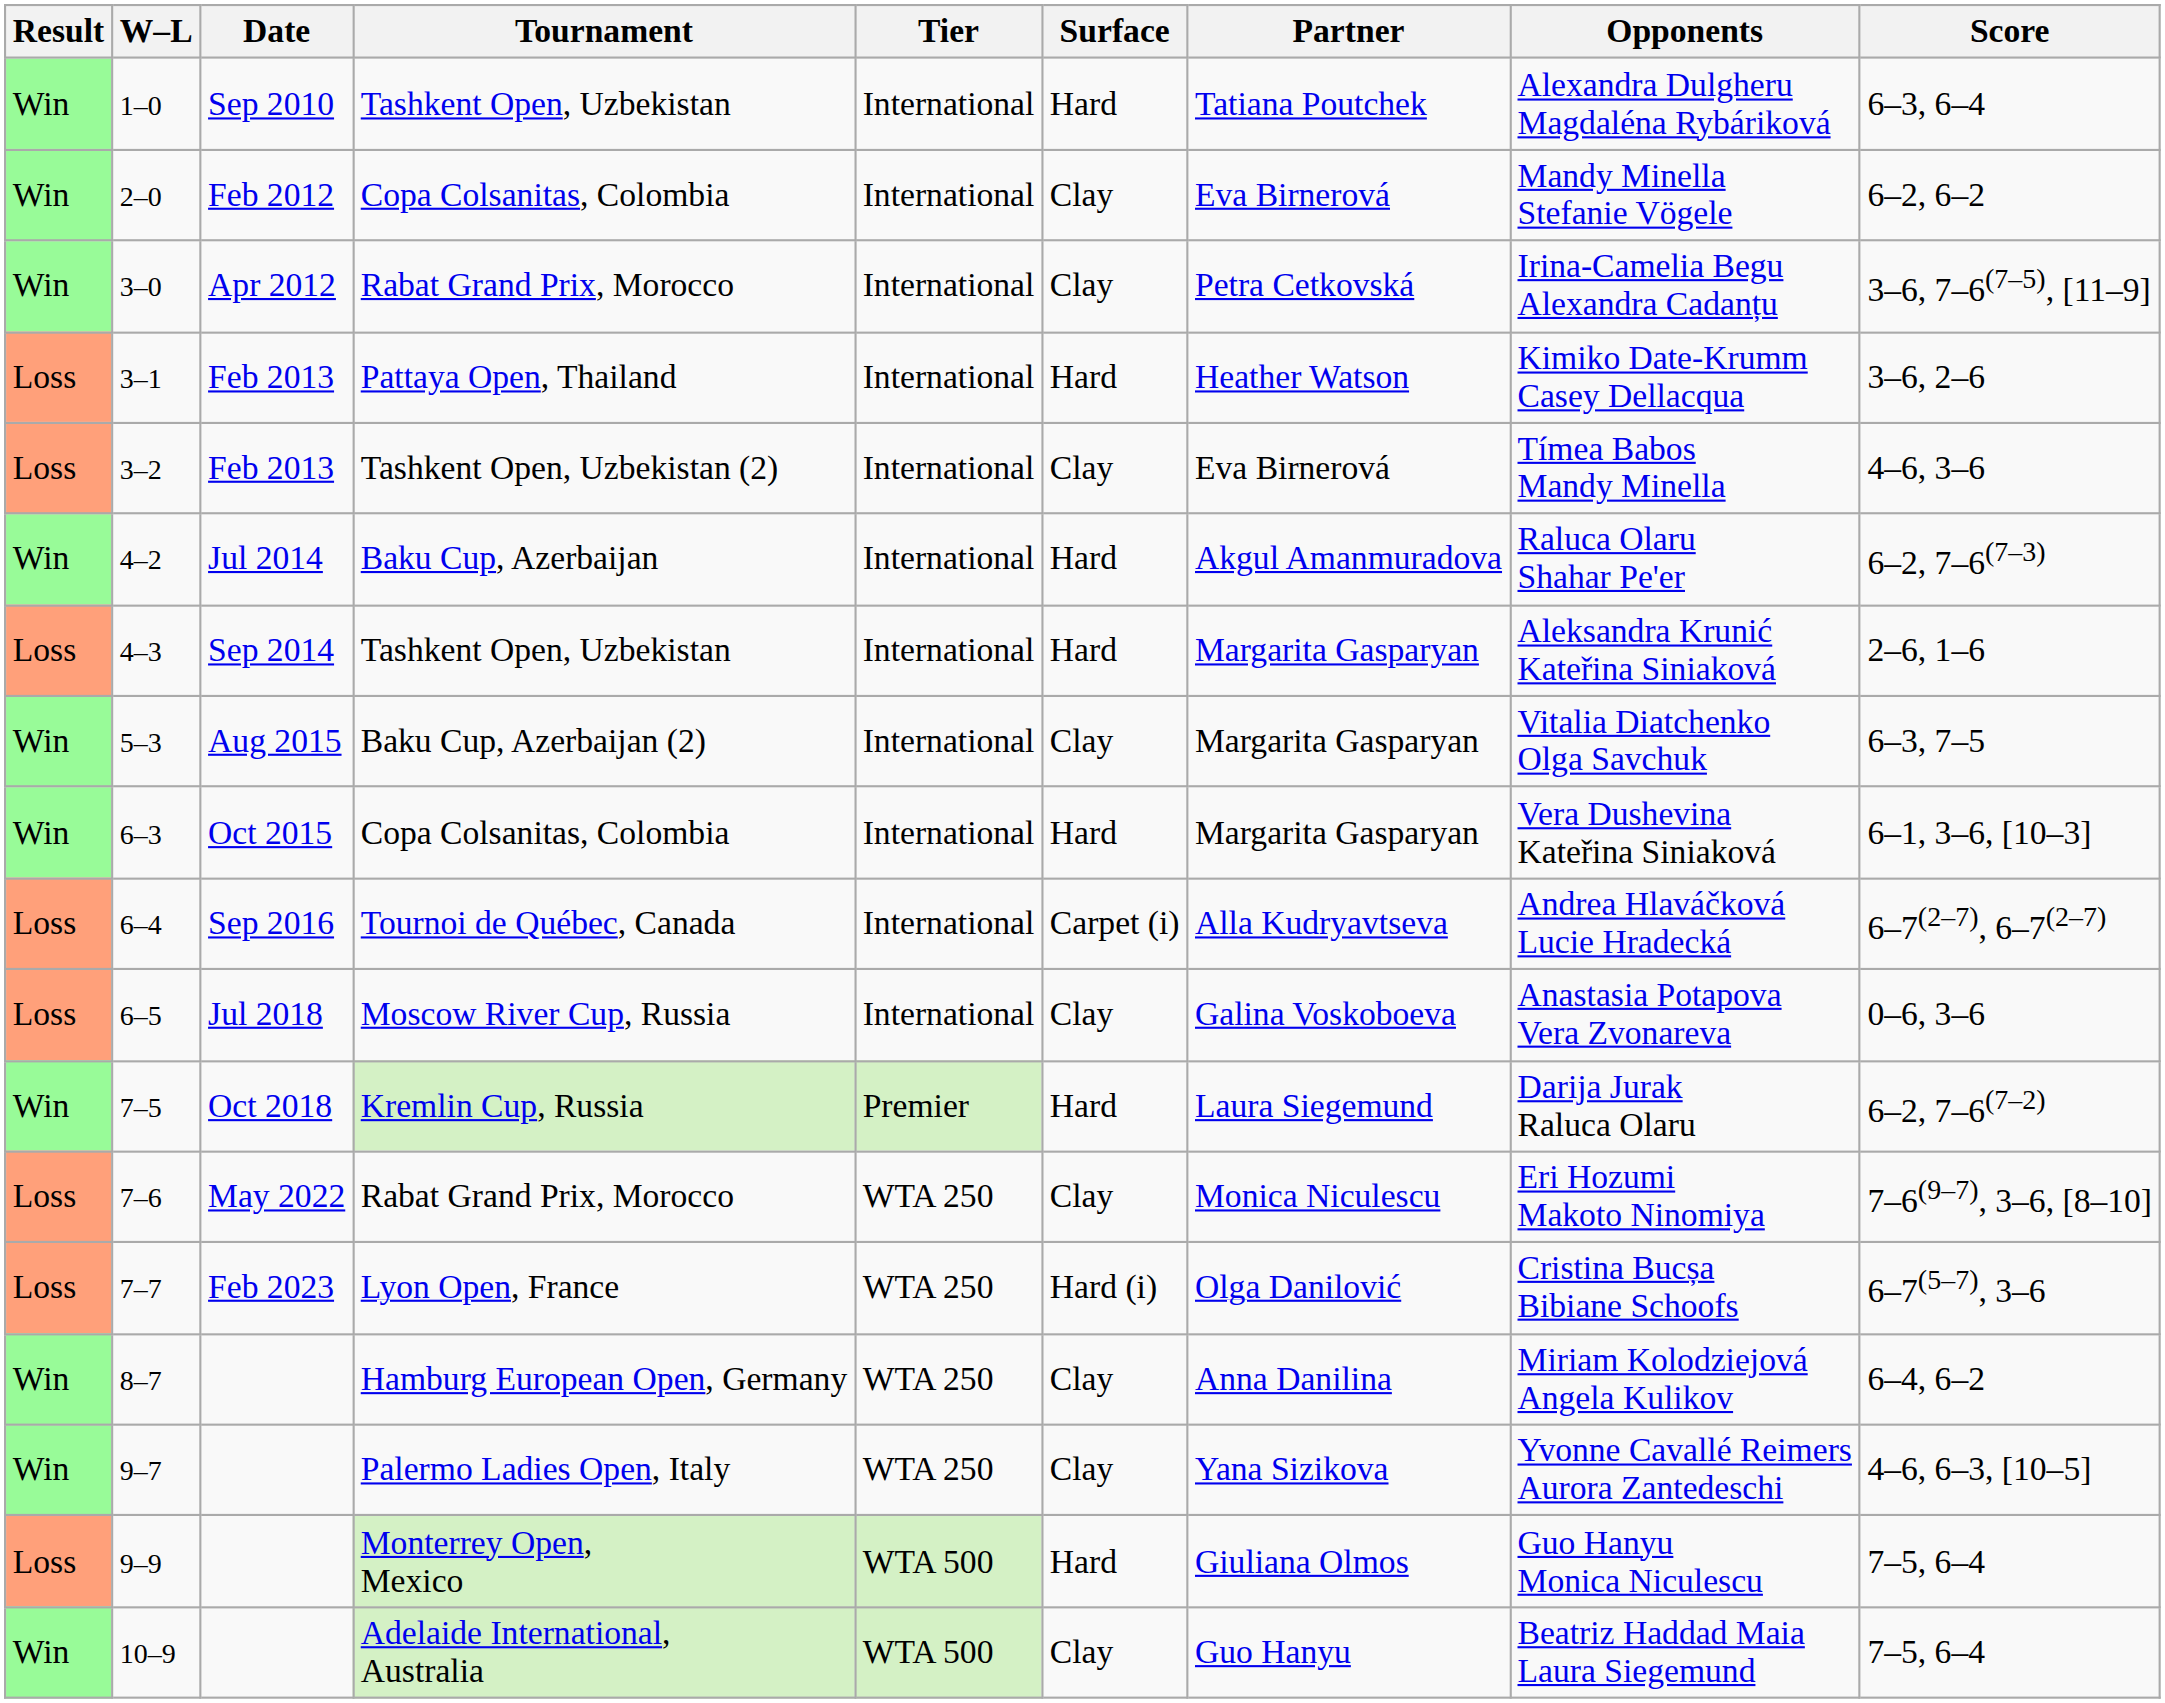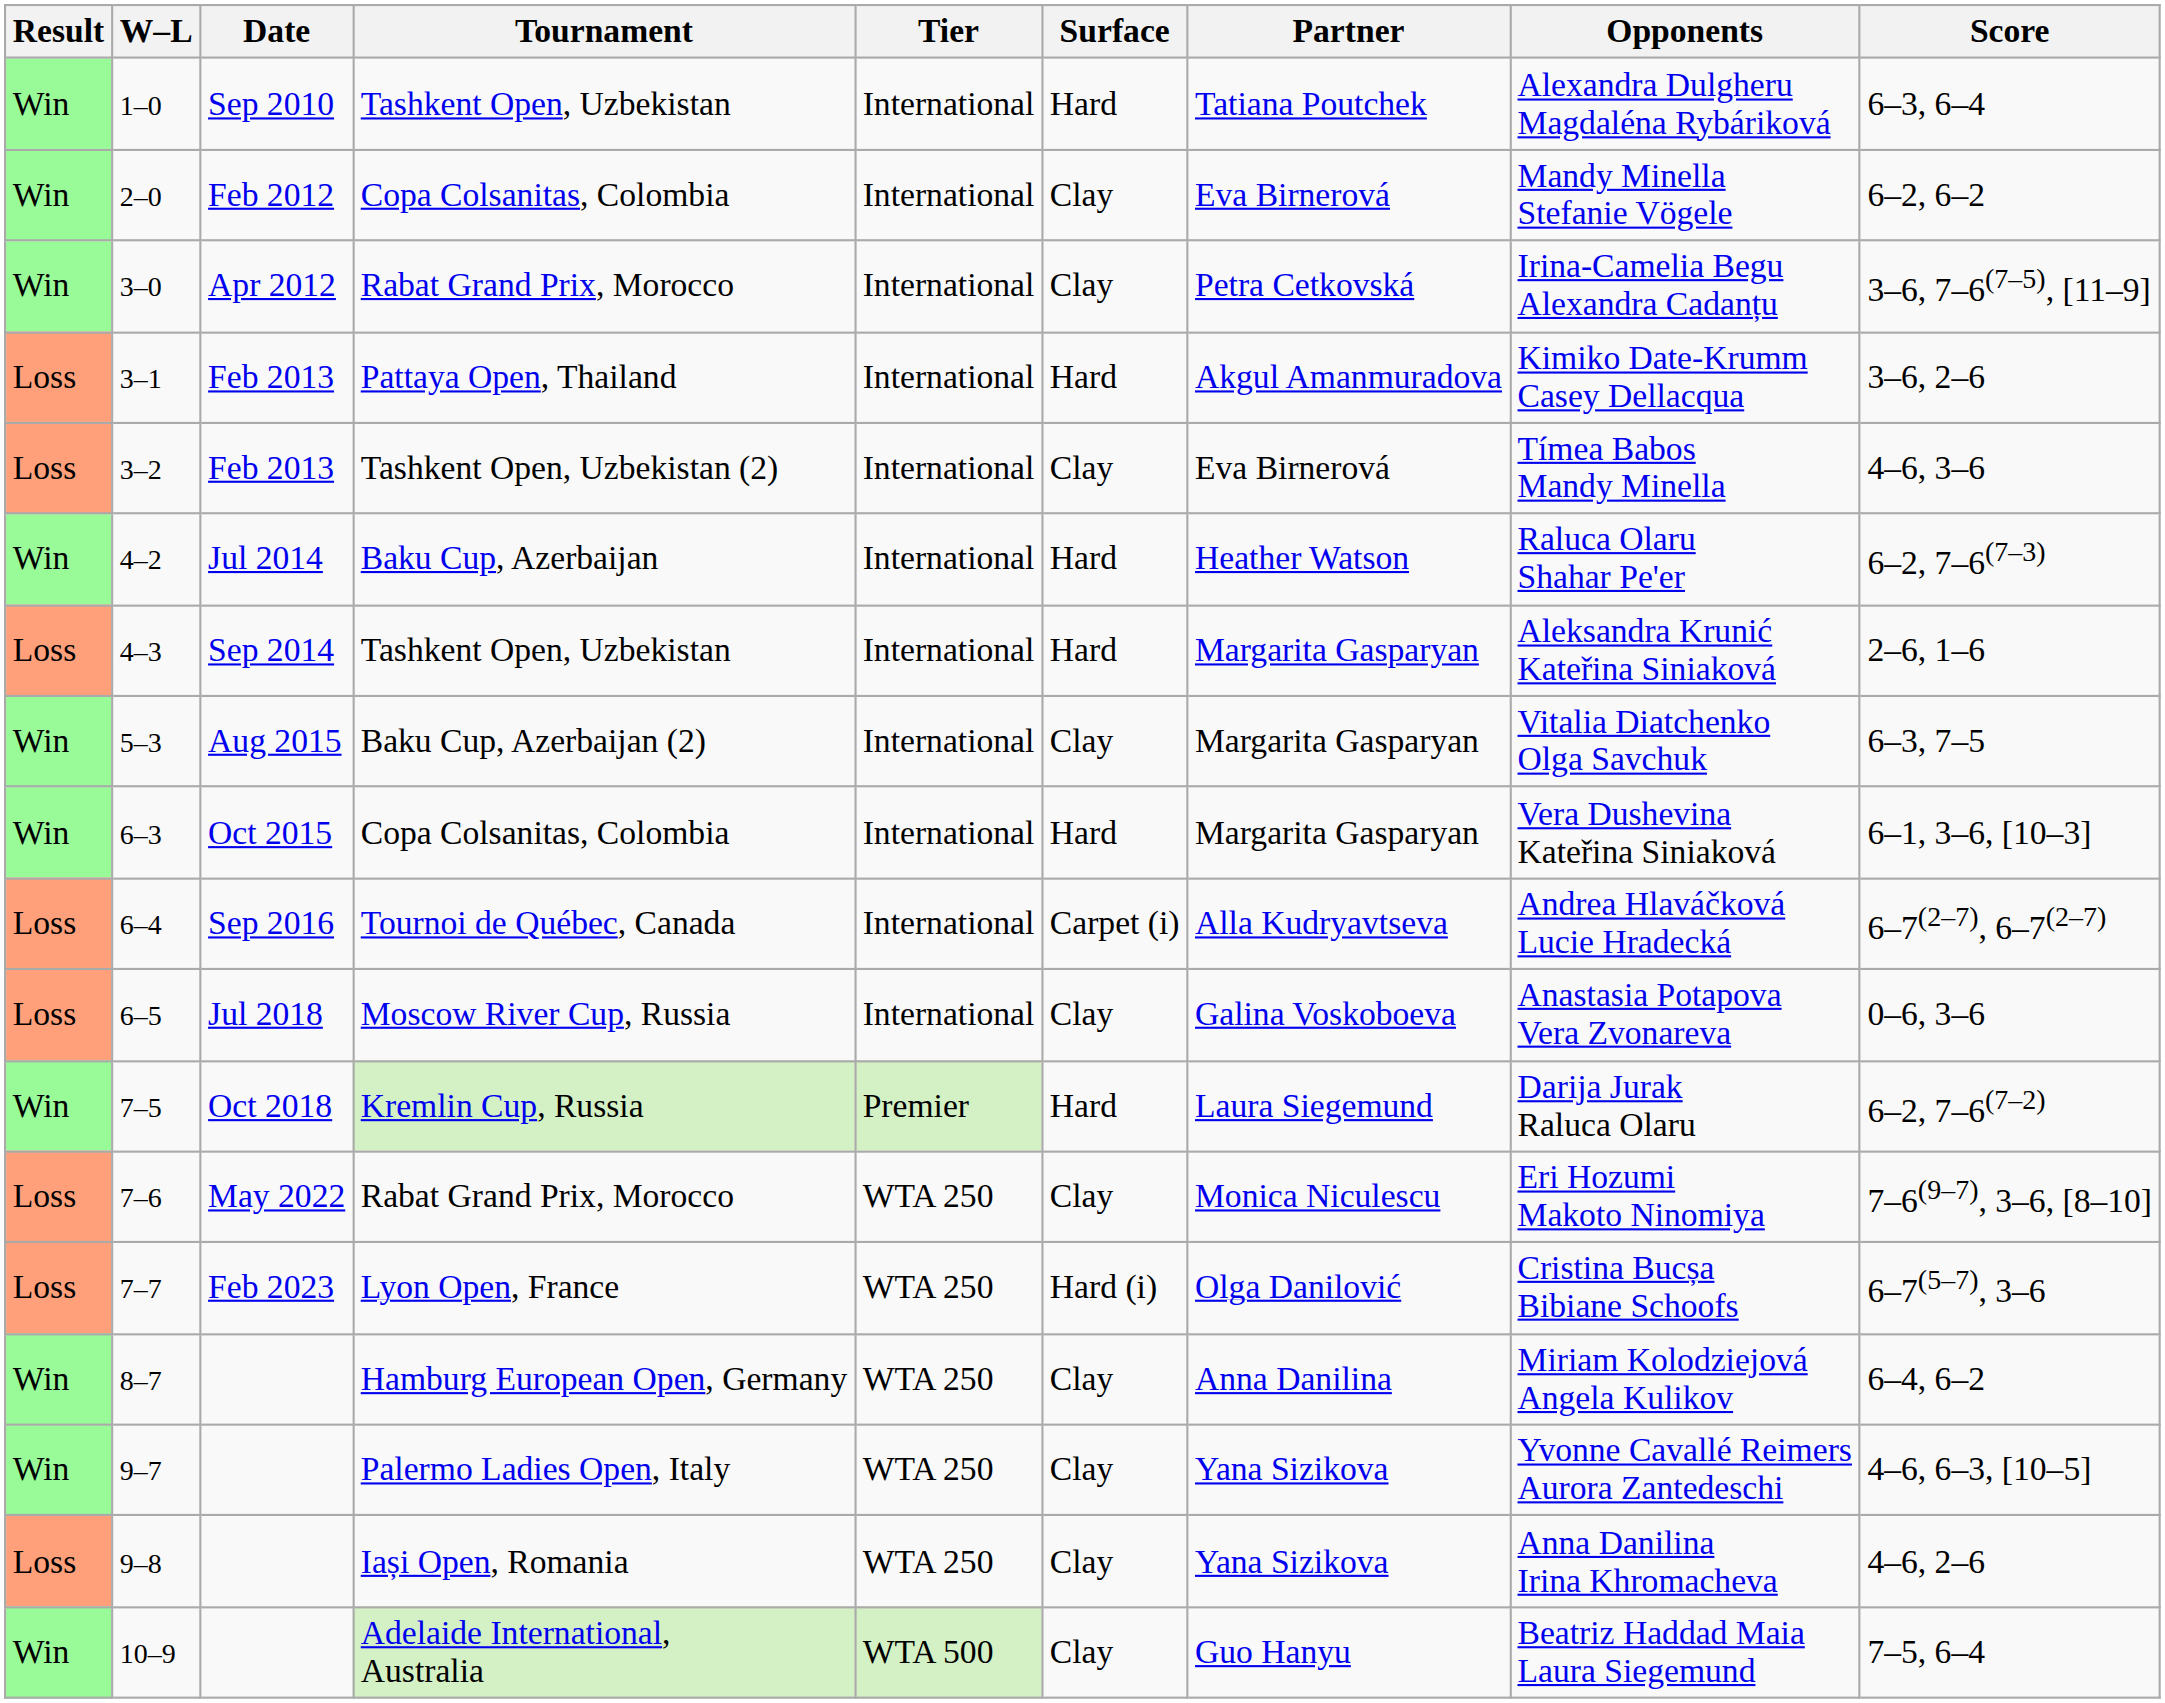(1302, 376) Heather Watson -> (1349, 376) Akgul Amanmuradova
(1349, 558) Akgul Amanmuradova -> (1302, 558) Heather Watson
+ row: (141, 1562)
- row: (141, 1562)
